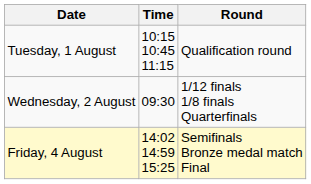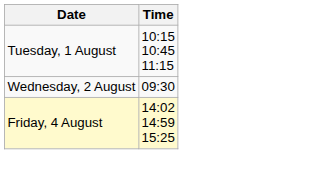- column: (242, 15)
